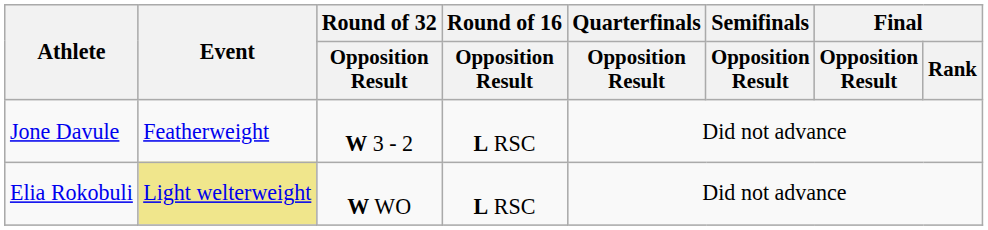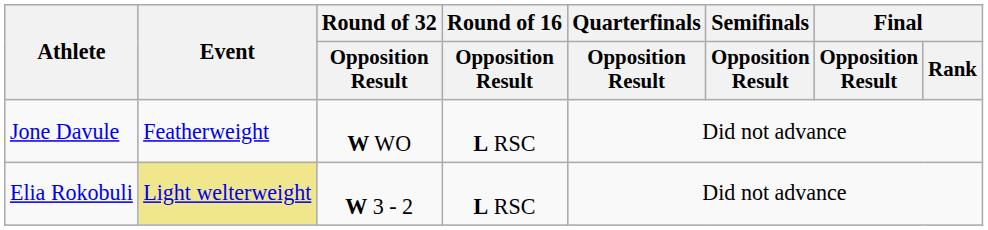(379, 144) W 3 - 2 -> (379, 144) W WO
(379, 206) W WO -> (379, 206) W 3 - 2
